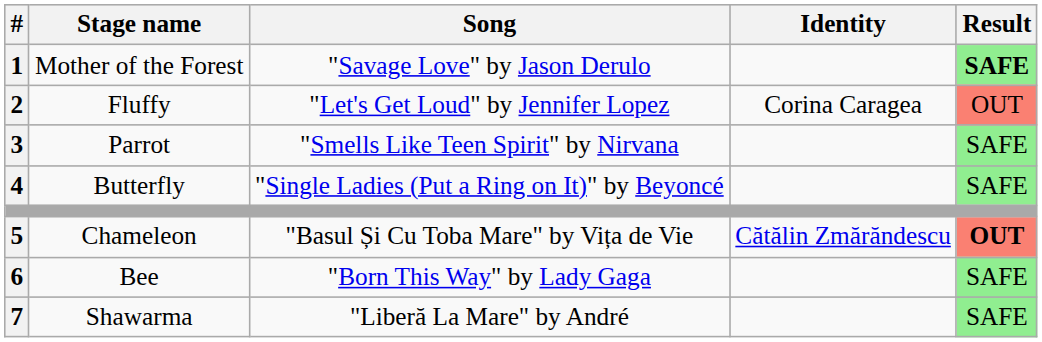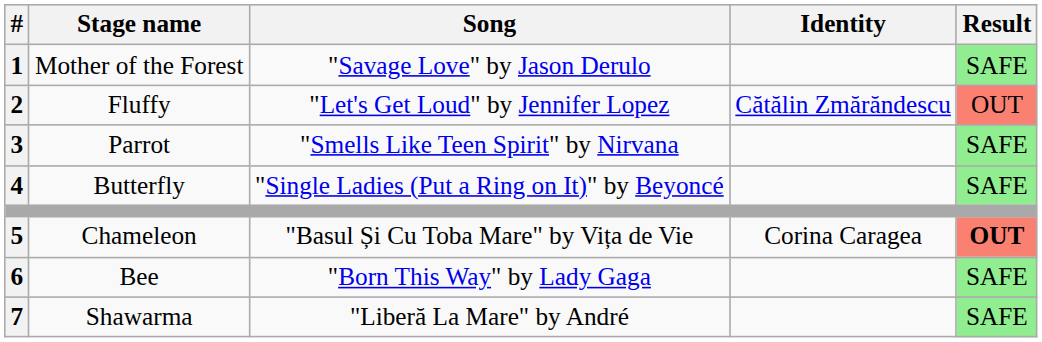(997, 64) bold -> (997, 64) normal
(843, 104) Corina Caragea -> (843, 104) Cătălin Zmărăndescu
(843, 236) Cătălin Zmărăndescu -> (843, 236) Corina Caragea
